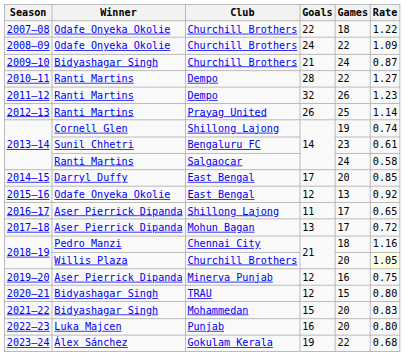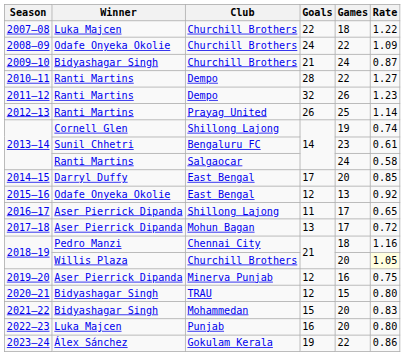(112, 29) Odafe Onyeka Okolie -> (88, 29) Luka Majcen
(385, 343) 0.68 -> (385, 343) 0.86
